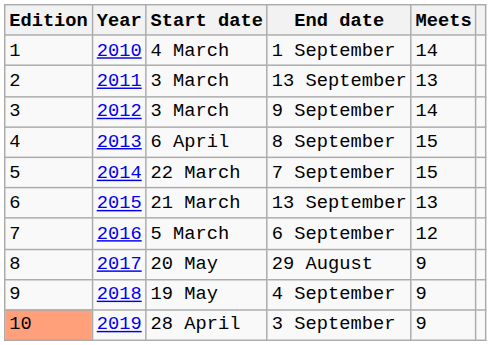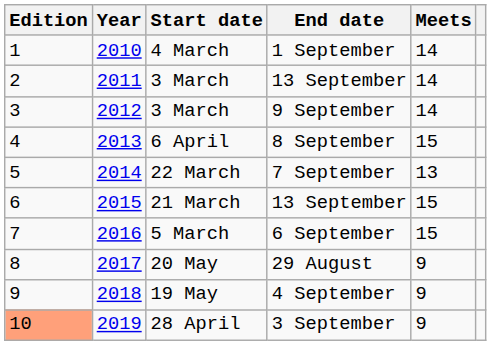(427, 81) 13 -> (427, 81) 14
(427, 173) 15 -> (427, 173) 13
(427, 203) 13 -> (427, 203) 15
(427, 234) 12 -> (427, 234) 15
